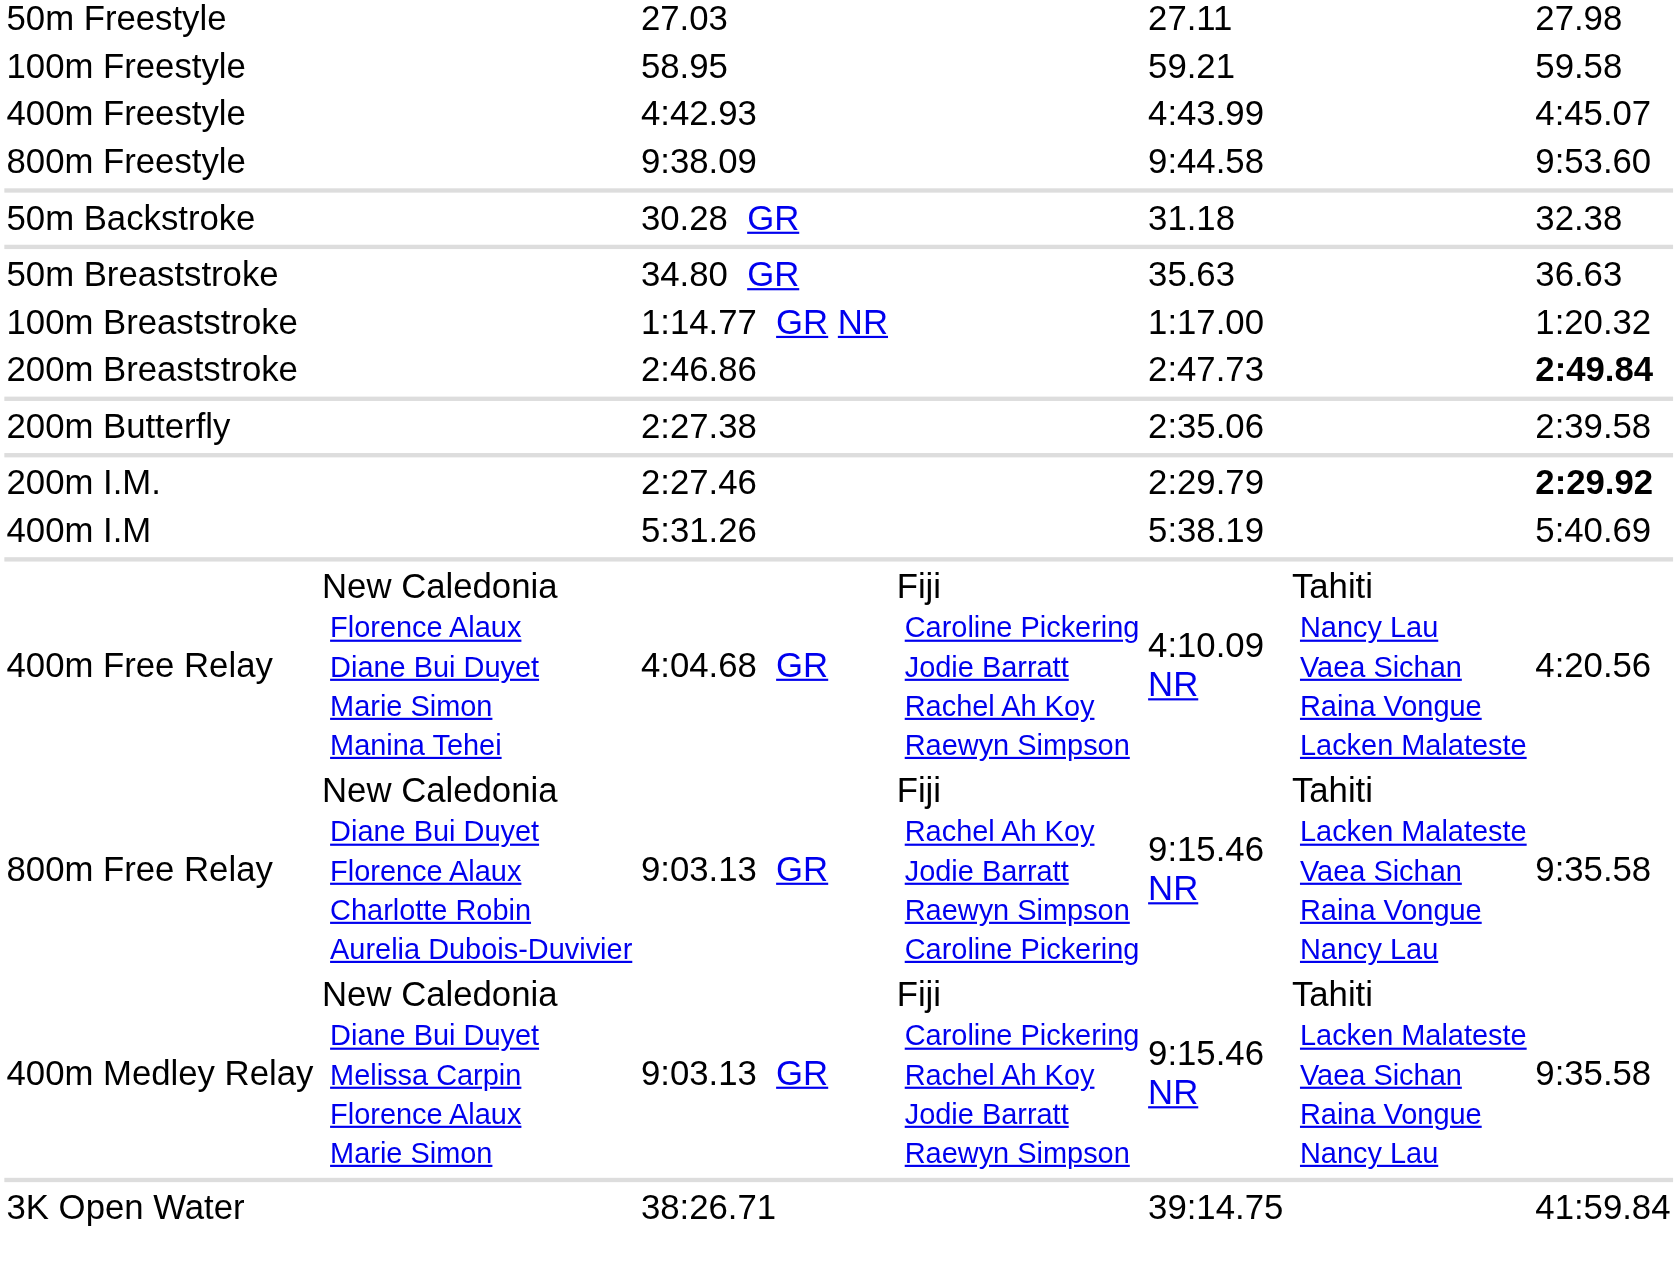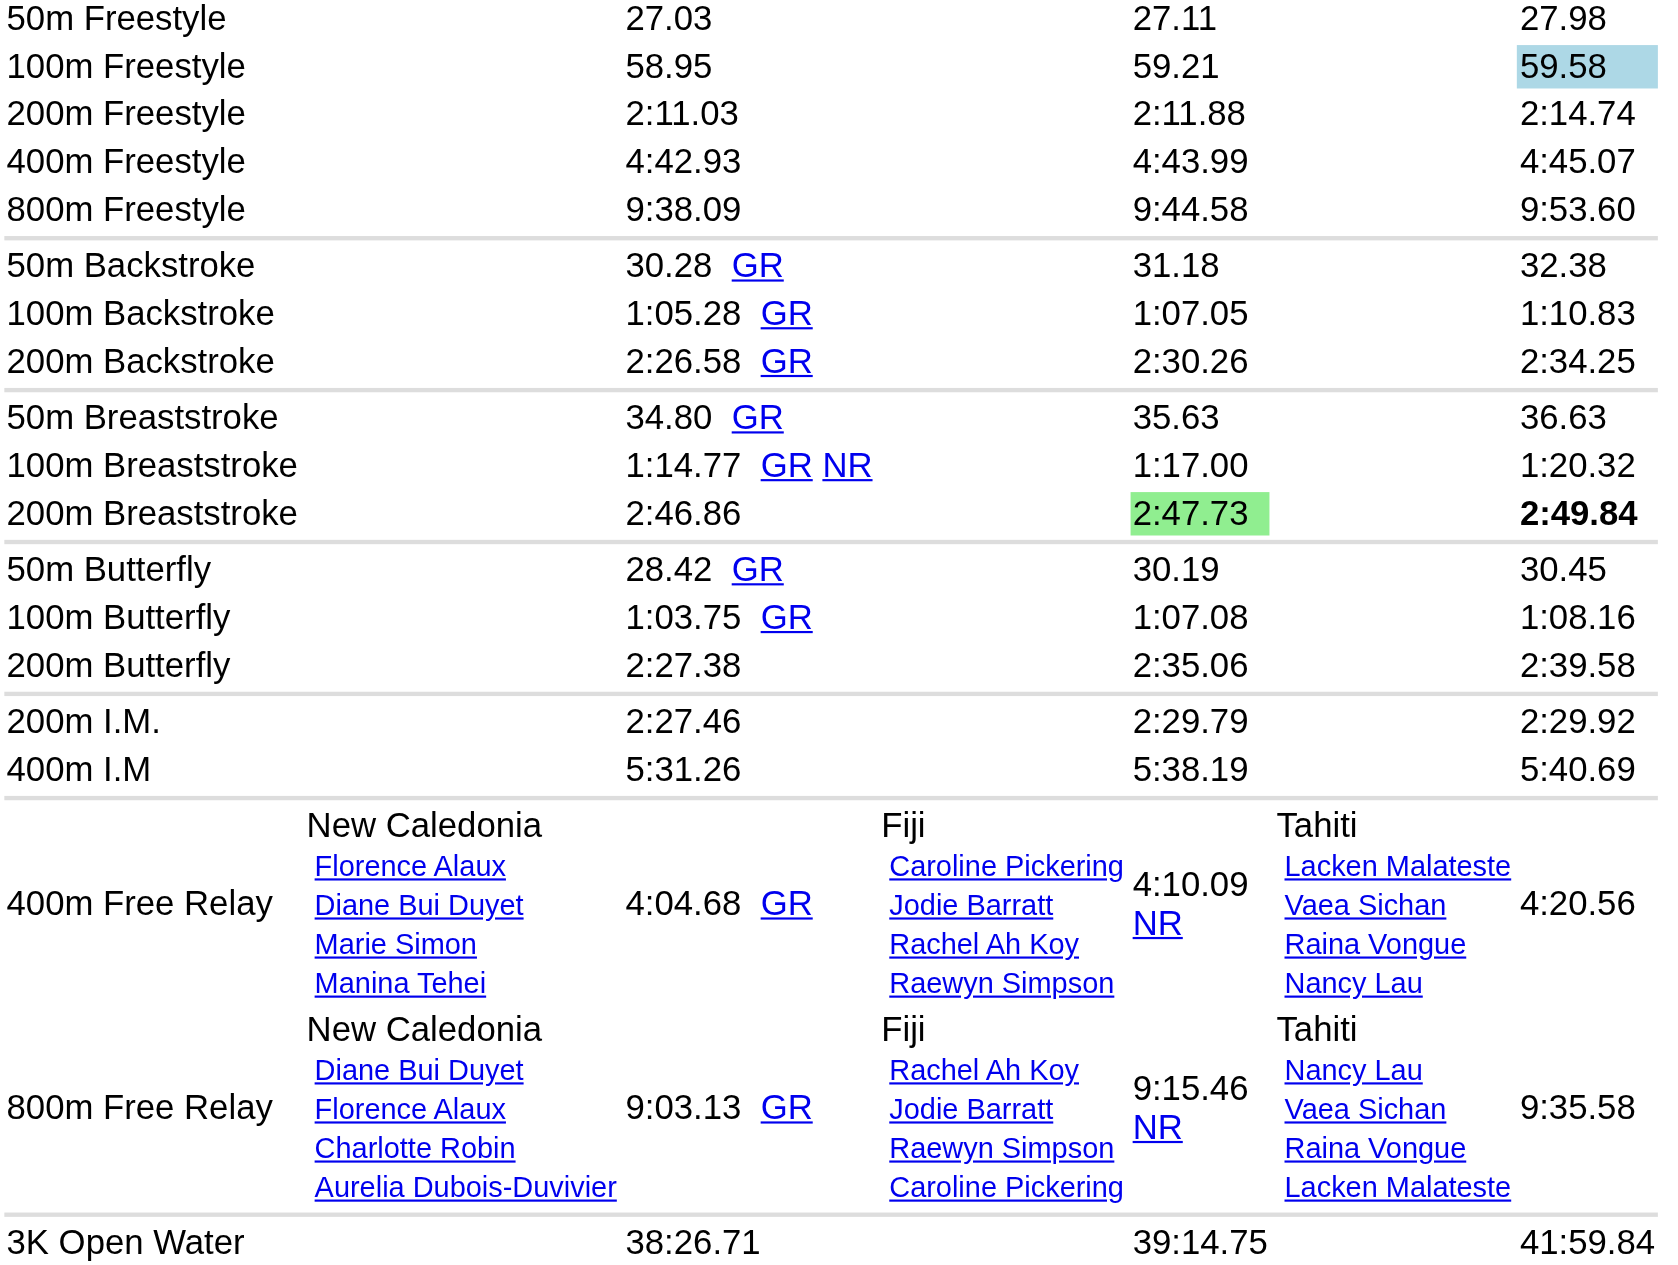(1579, 66) no background -> (1563, 66) lightblue background
+ row: (126, 113)
+ row: (141, 313)
+ row: (141, 361)
(1206, 369) no background -> (1191, 513) lightgreen background
+ row: (109, 569)
+ row: (118, 617)
(1594, 482) bold -> (1578, 721) normal
(1409, 665) Tahiti Nancy Lau Vaea Sichan Raina Vongue Lacken Malateste -> (1394, 903) Tahiti Lacken Malateste Vaea Sichan Raina Vongue Nancy Lau
(1409, 869) Tahiti Lacken Malateste Vaea Sichan Raina Vongue Nancy Lau -> (1394, 1107) Tahiti Nancy Lau Vaea Sichan Raina Vongue Lacken Malateste
- row: (160, 1073)
